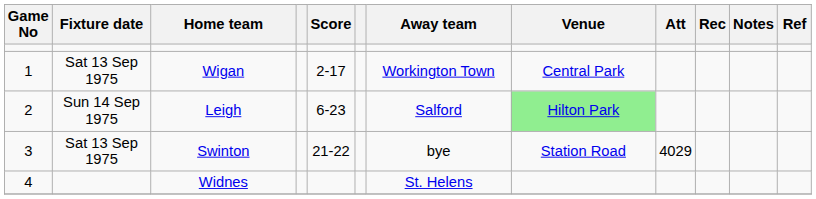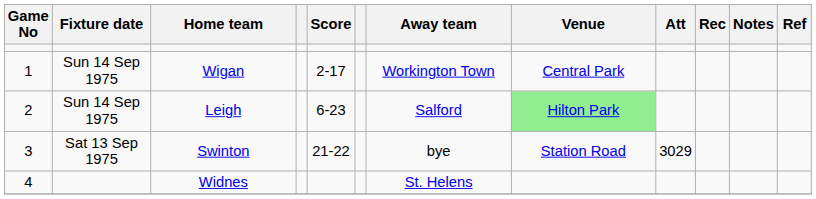(102, 71) Sat 13 Sep 1975 -> (102, 71) Sun 14 Sep 1975
(676, 150) 4029 -> (676, 150) 3029
